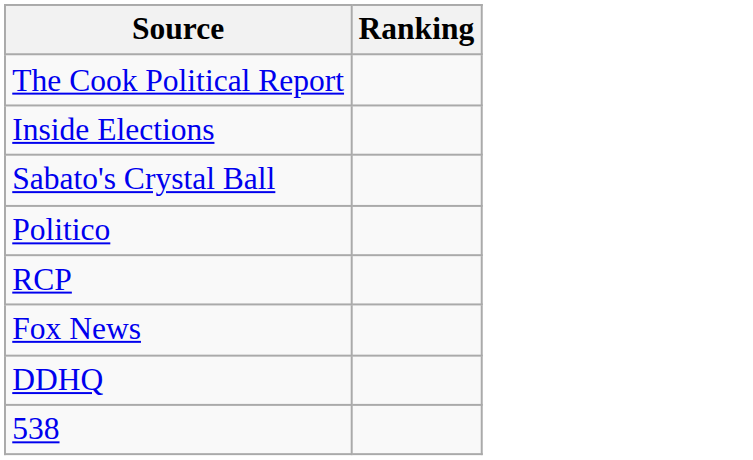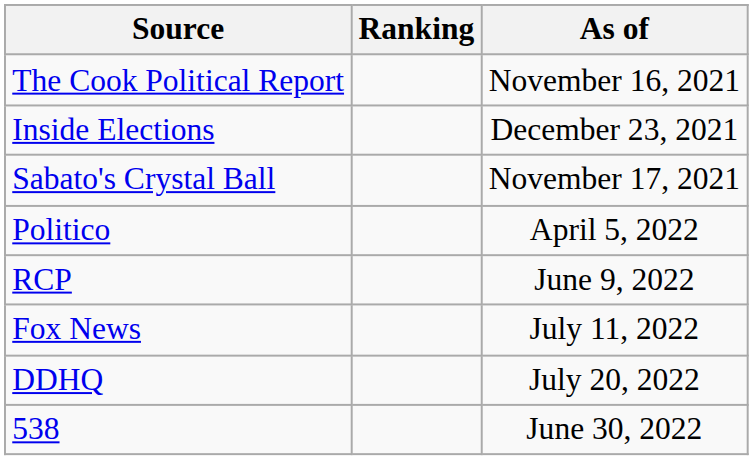+ column: (614, 29)
